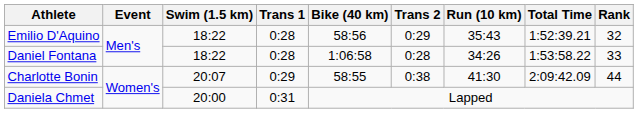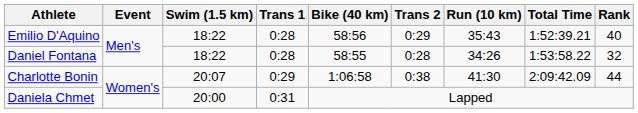(614, 36) 32 -> (614, 36) 40
(350, 57) 1:06:58 -> (350, 57) 58:55
(614, 57) 33 -> (614, 57) 32
(350, 77) 58:55 -> (350, 77) 1:06:58
